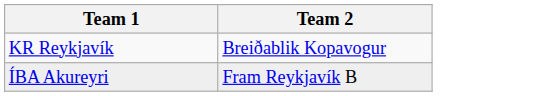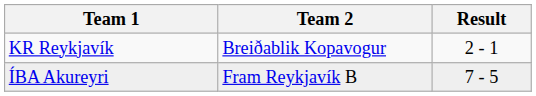+ column: (482, 18)
